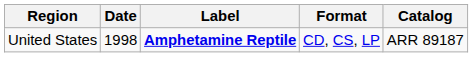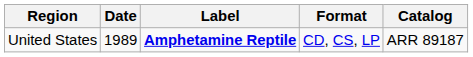(121, 39) 1998 -> (121, 39) 1989
